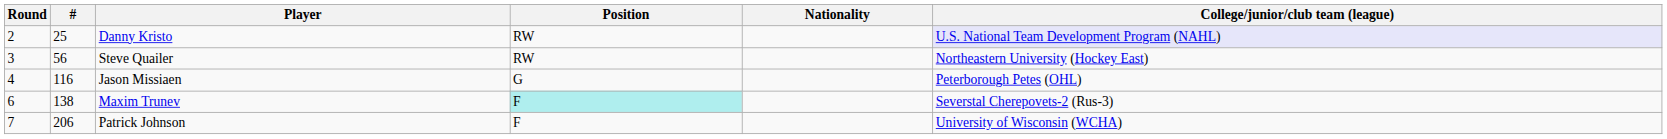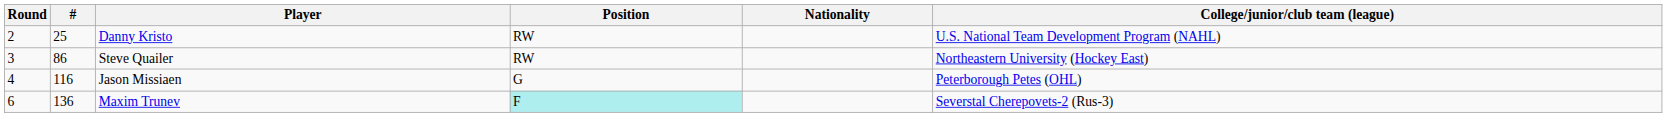(1078, 36) lavender background -> (1078, 36) no background
(60, 58) 56 -> (60, 58) 86
(63, 101) 138 -> (63, 101) 136
- row: (142, 123)
